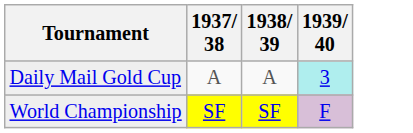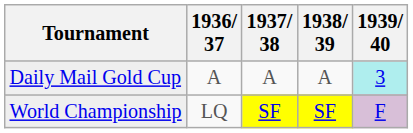+ column: (214, 32)
